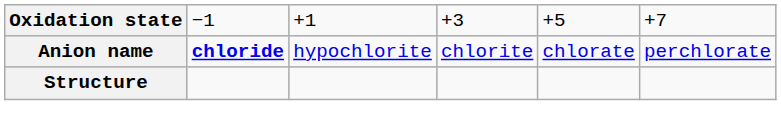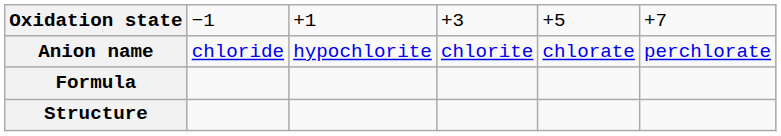(238, 52) bold -> (238, 52) normal
+ row: (96, 83)
